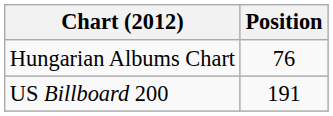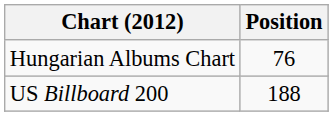(284, 93) 191 -> (284, 93) 188
